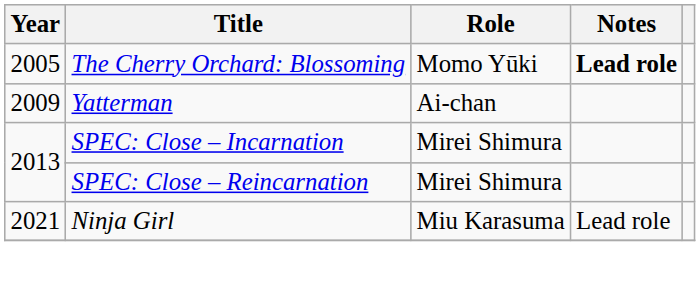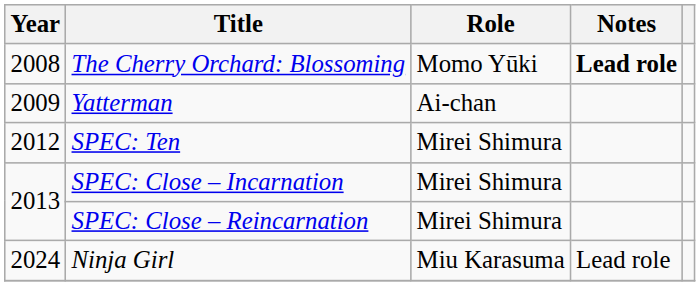(35, 63) 2005 -> (35, 63) 2008
+ row: (126, 142)
(35, 220) 2021 -> (35, 260) 2024
